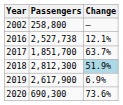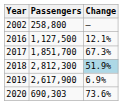(54, 39) 2,527,738 -> (54, 39) 1,127,500
(98, 53) 63.7% -> (98, 53) 67.3%
(49, 94) 690,300 -> (49, 94) 690,303
